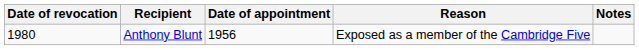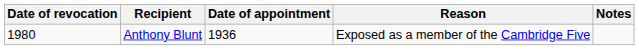(222, 34) 1956 -> (222, 34) 1936
